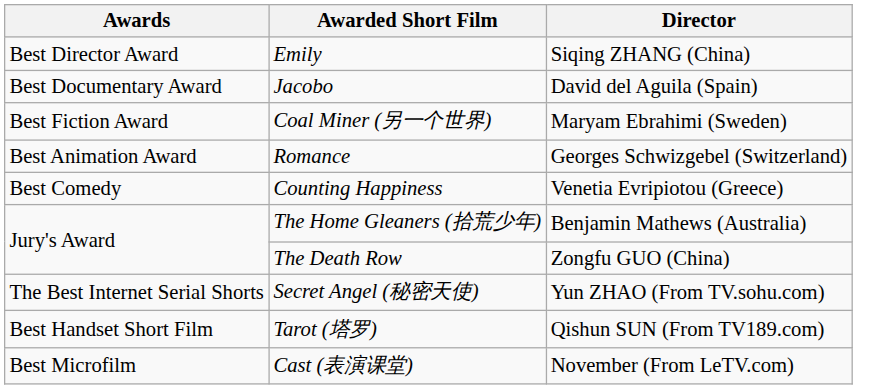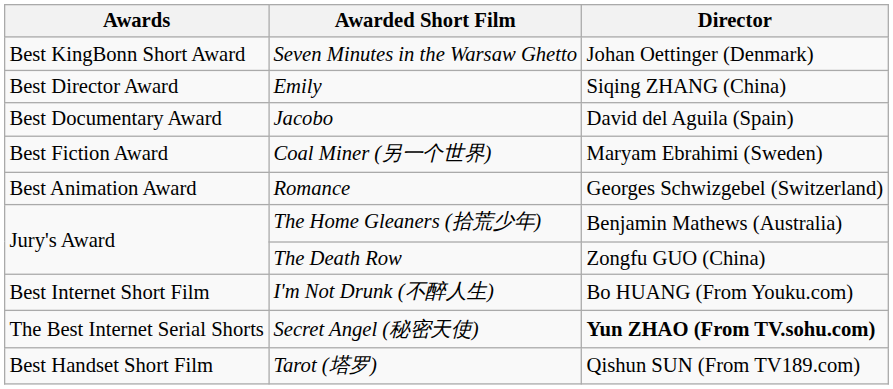+ row: (425, 53)
- row: (358, 188)
+ row: (384, 291)
(688, 292) normal -> (731, 329) bold
- row: (343, 364)
